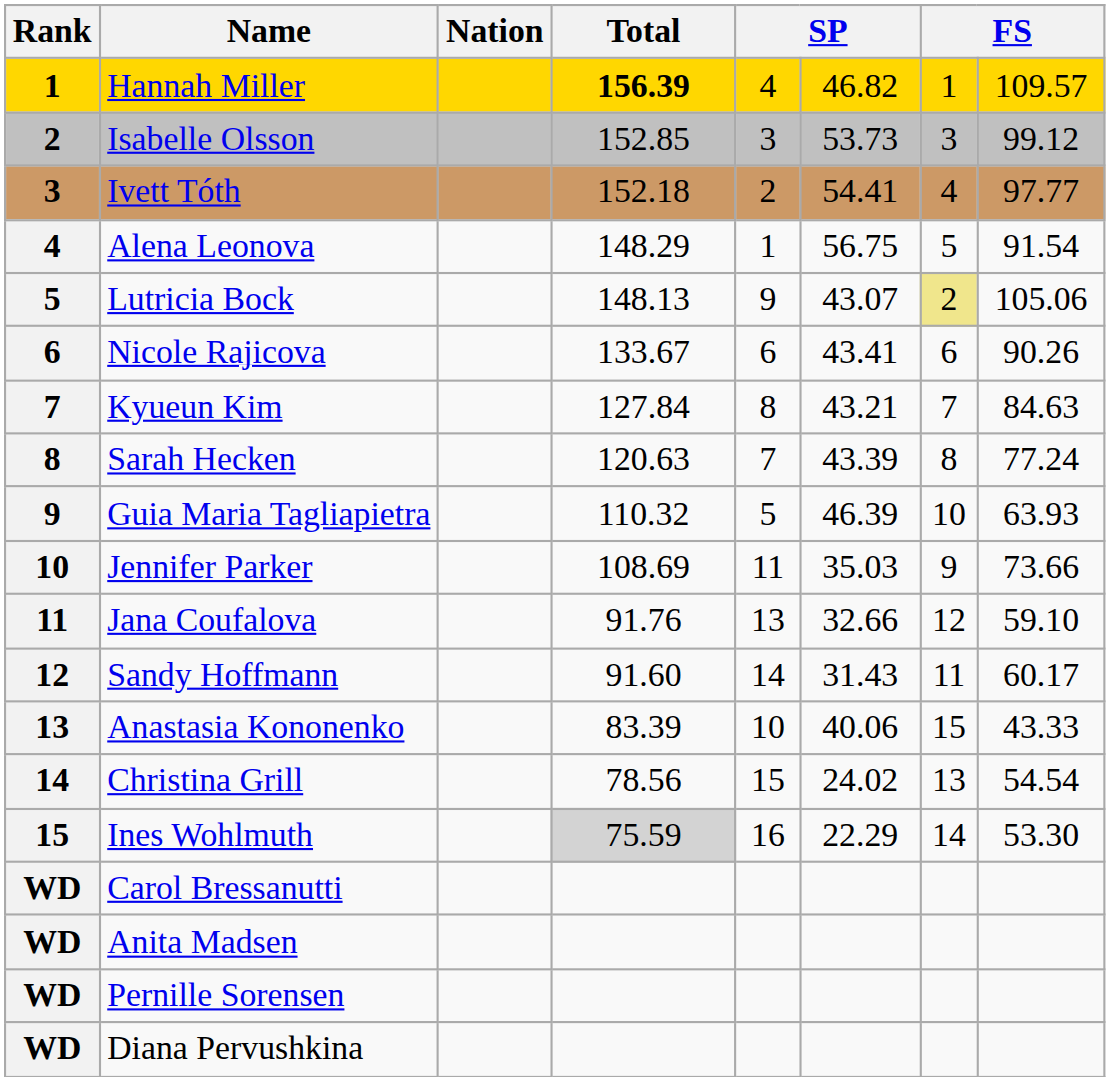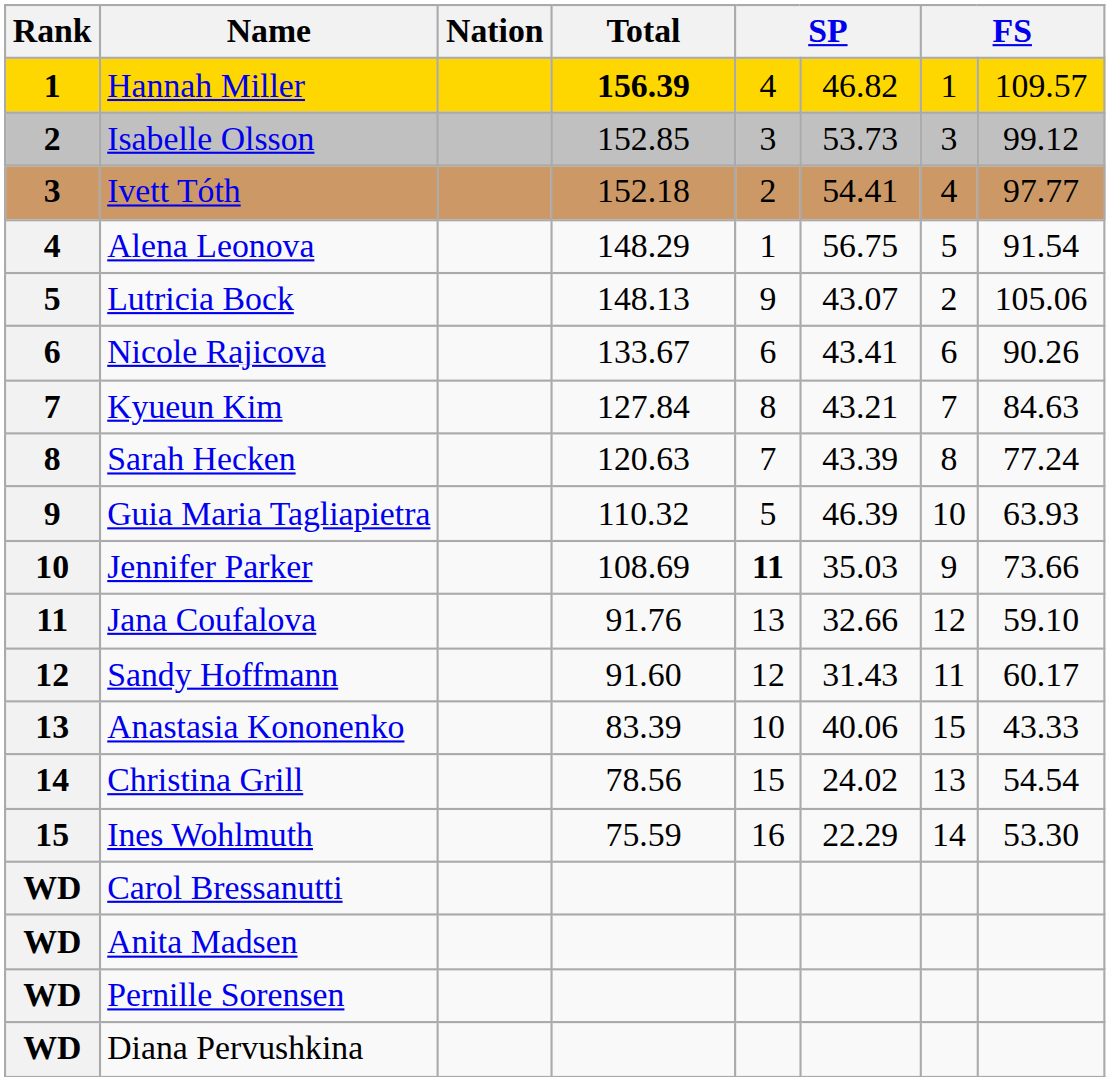(949, 298) khaki background -> (949, 298) no background
(768, 566) normal -> (768, 566) bold
(768, 673) 14 -> (768, 673) 12
(644, 834) lightgrey background -> (644, 834) no background
